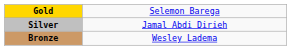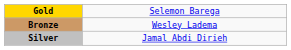rows swapped: (43, 25) <-> (43, 38)
